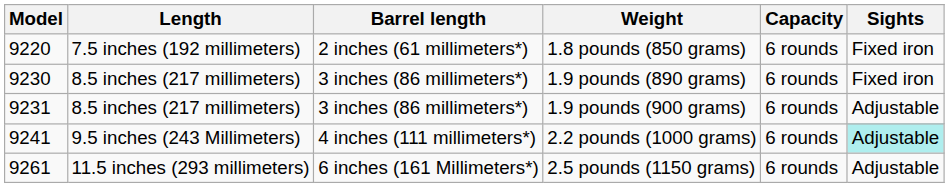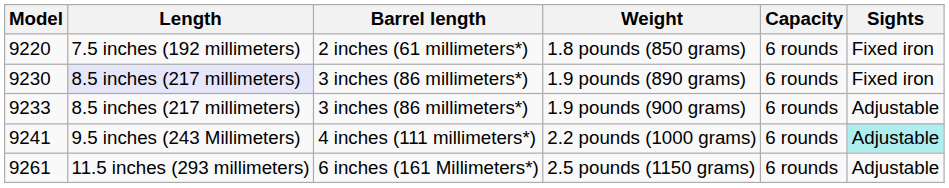(186, 78) no background -> (186, 78) lavender background
(30, 108) 9231 -> (30, 108) 9233
